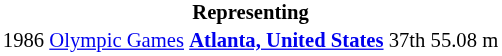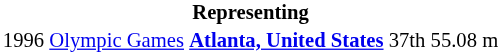(24, 40) 1986 -> (24, 40) 1996
